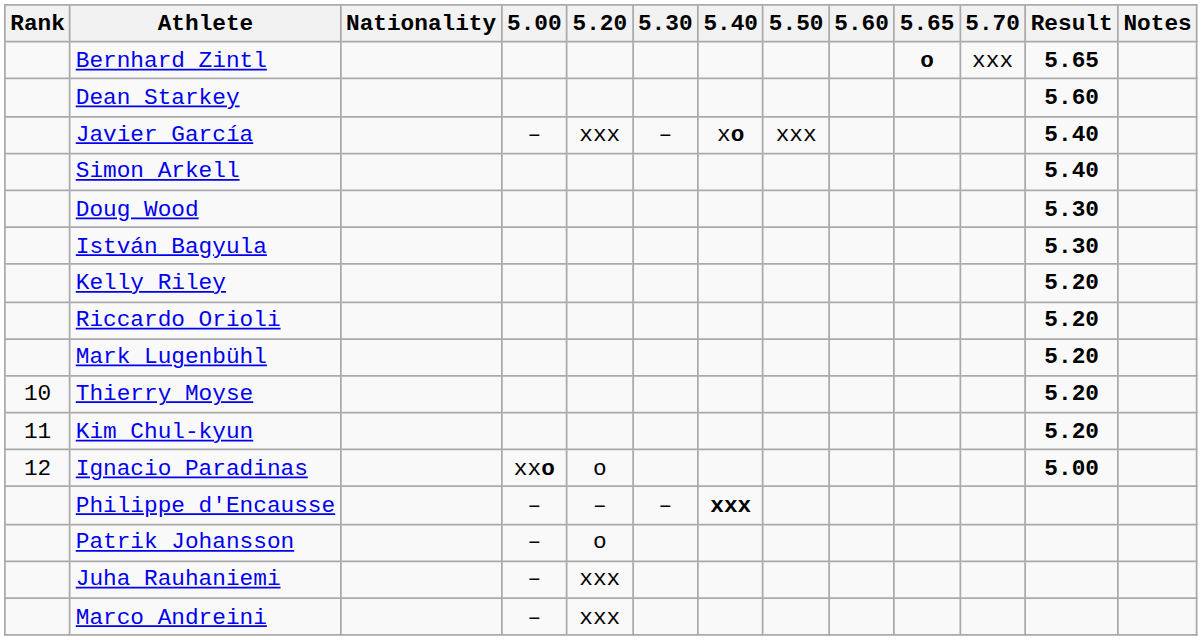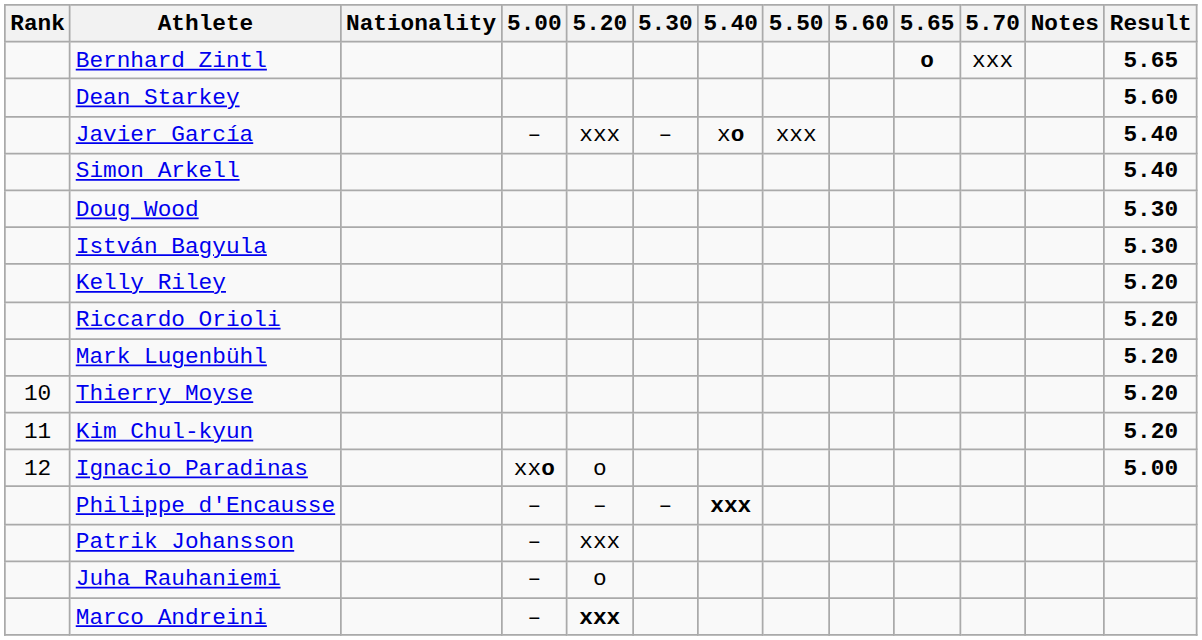columns swapped: (1072, 23) <-> (1158, 23)
(600, 543) o -> (600, 543) xxx
(600, 580) xxx -> (600, 580) o
(600, 617) normal -> (600, 617) bold
